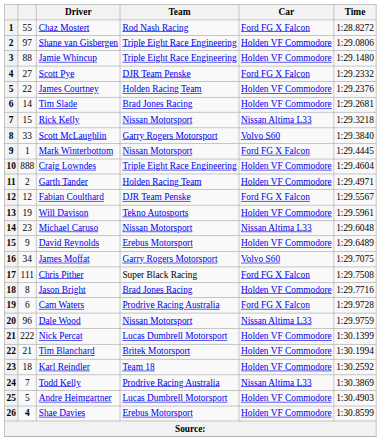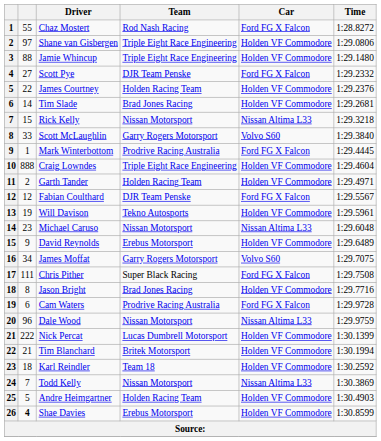(157, 151) Nissan Motorsport -> (171, 151) Prodrive Racing Australia
(171, 383) Prodrive Racing Australia -> (157, 383) Nissan Motorsport
(175, 398) Lucas Dumbrell Motorsport -> (162, 398) Holden Racing Team
